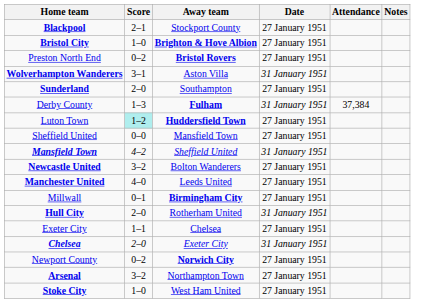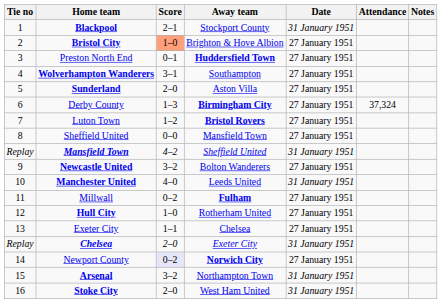+ column: (20, 12)
(294, 27) 27 January 1951 -> (321, 27) 31 January 1951
(139, 43) no background -> (170, 43) lightsalmon background
(206, 43) bold -> (235, 43) normal
(139, 58) 0–2 -> (170, 58) 0–1
(206, 58) Bristol Rovers -> (235, 58) Huddersfield Town
(206, 74) Aston Villa -> (235, 74) Southampton
(294, 74) 31 January 1951 -> (321, 74) 27 January 1951
(206, 89) Southampton -> (235, 89) Aston Villa
(206, 105) Fulham -> (235, 105) Birmingham City
(294, 105) 31 January 1951 -> (321, 105) 27 January 1951
(356, 105) 37,384 -> (383, 105) 37,324
(139, 120) paleturquoise background -> (170, 120) no background
(206, 120) Huddersfield Town -> (235, 120) Bristol Rovers
(294, 182) 27 January 1951 -> (321, 182) 31 January 1951
(139, 197) 0–1 -> (170, 197) 0–2
(206, 197) Birmingham City -> (235, 197) Fulham
(139, 213) 2–0 -> (170, 213) 1–0
(294, 213) 31 January 1951 -> (321, 213) 27 January 1951
(139, 259) no background -> (170, 259) lavender background
(294, 275) 27 January 1951 -> (321, 275) 31 January 1951
(139, 290) 1–0 -> (170, 290) 2–0
(294, 290) 27 January 1951 -> (321, 290) 31 January 1951
